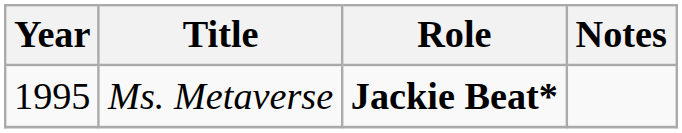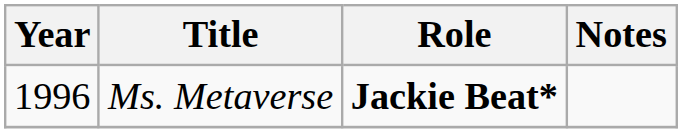(52, 95) 1995 -> (52, 95) 1996
